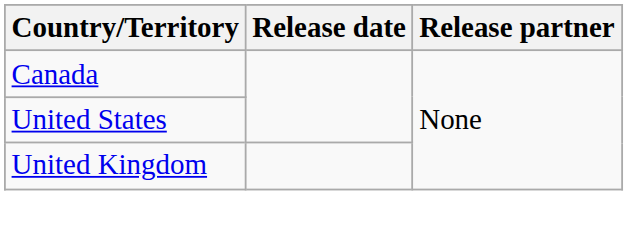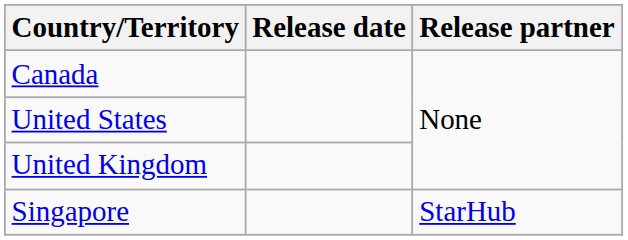+ row: (70, 211)
